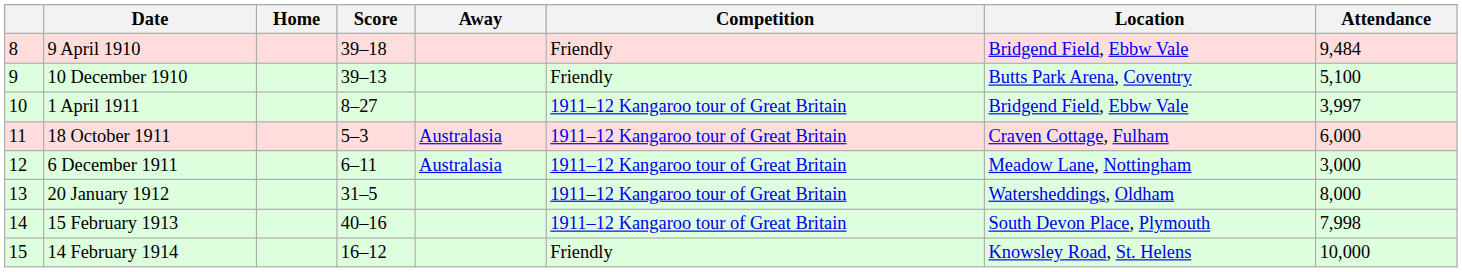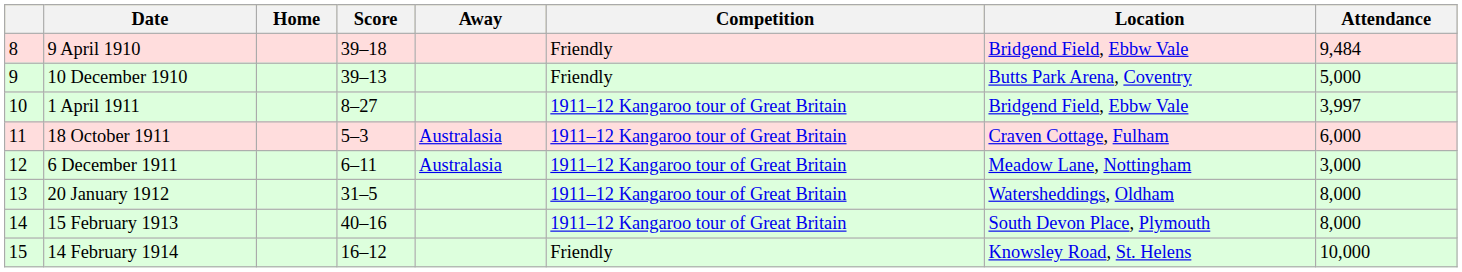(1340, 77) 5,100 -> (1340, 77) 5,000
(1340, 223) 7,998 -> (1340, 223) 8,000
